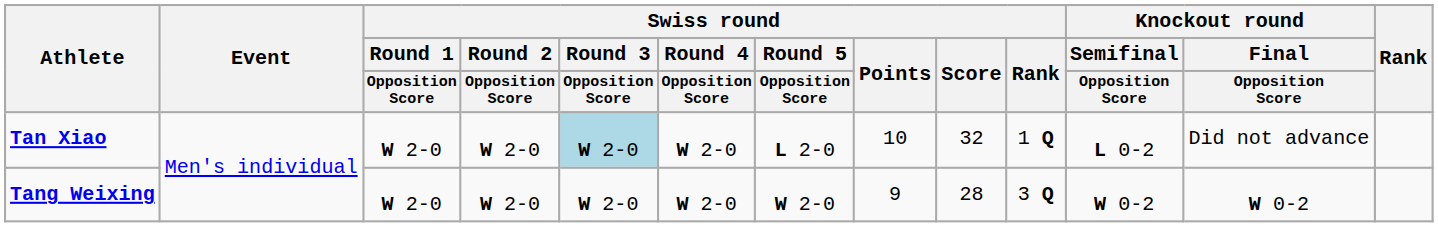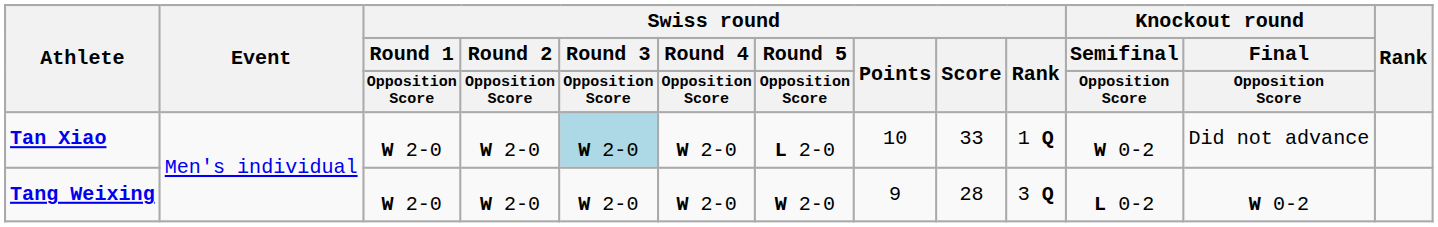(972, 139) 32 -> (972, 139) 33
(1124, 150) L 0-2 -> (1124, 150) W 0-2
(1124, 206) W 0-2 -> (1124, 206) L 0-2
